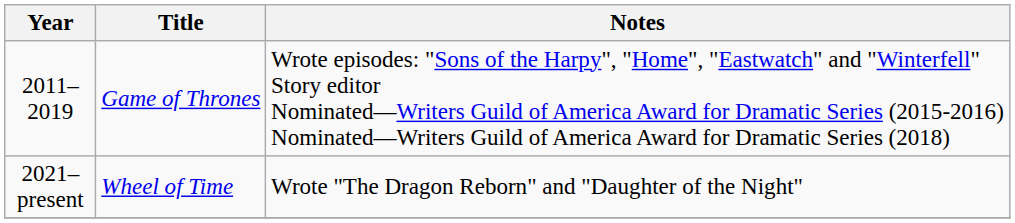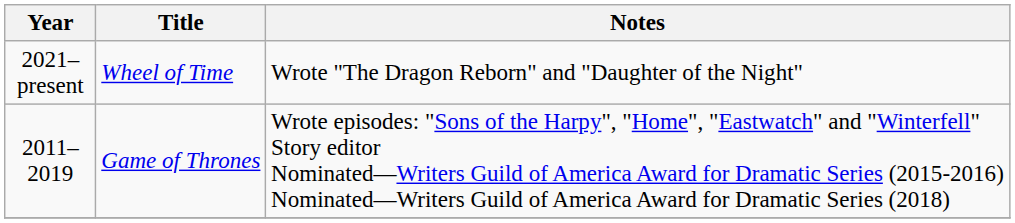rows swapped: (50, 98) <-> (50, 186)
